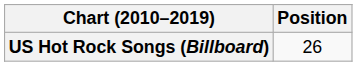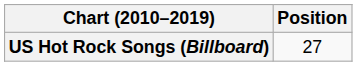(312, 46) 26 -> (312, 46) 27
